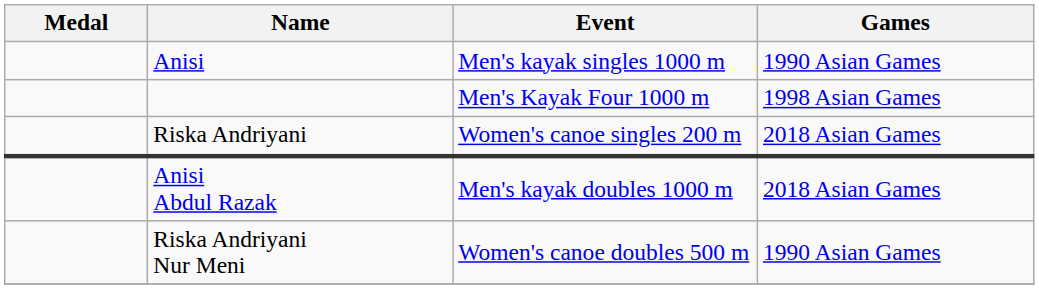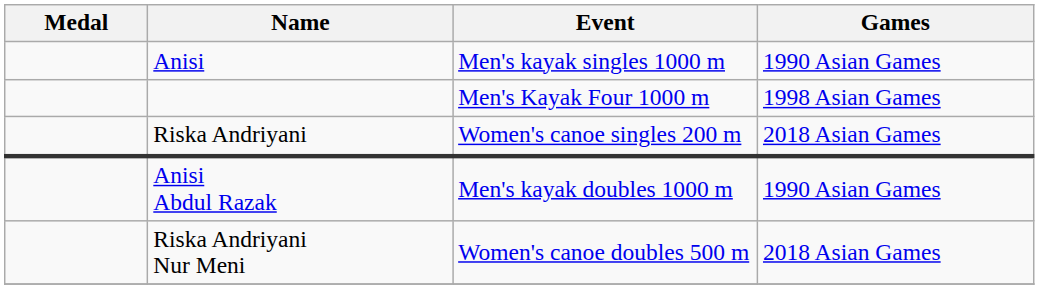(852, 188) 2018 Asian Games -> (852, 188) 1990 Asian Games
(852, 252) 1990 Asian Games -> (852, 252) 2018 Asian Games
